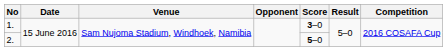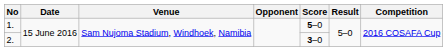(315, 25) 3–0 -> (315, 25) 5–0
(315, 39) 5–0 -> (315, 39) 3–0
